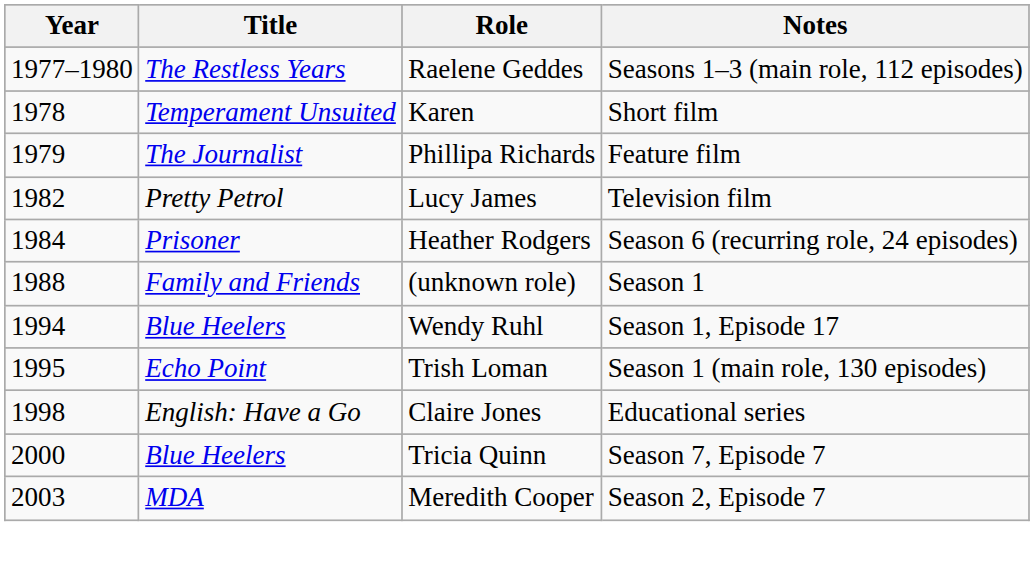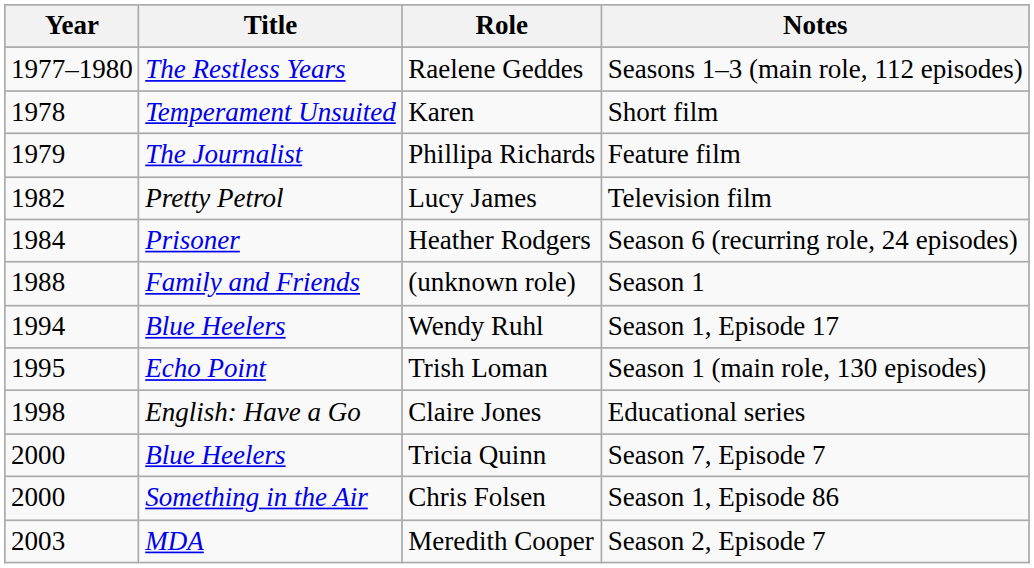+ row: (477, 497)
